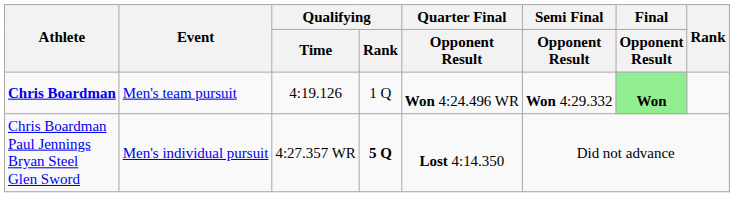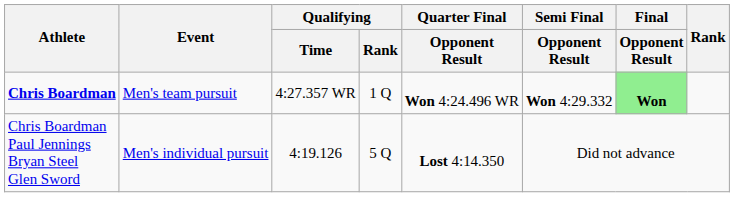(316, 93) 4:19.126 -> (316, 93) 4:27.357 WR
(316, 153) 4:27.357 WR -> (316, 153) 4:19.126
(380, 153) bold -> (380, 153) normal
